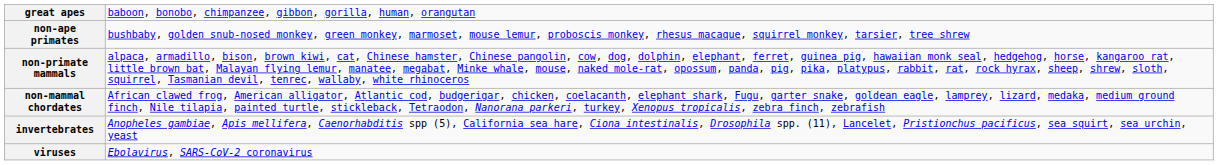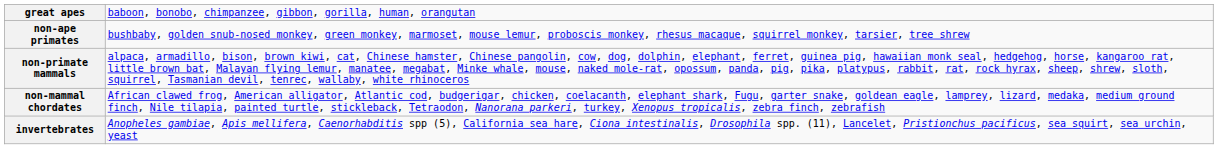- row: (55, 152)
